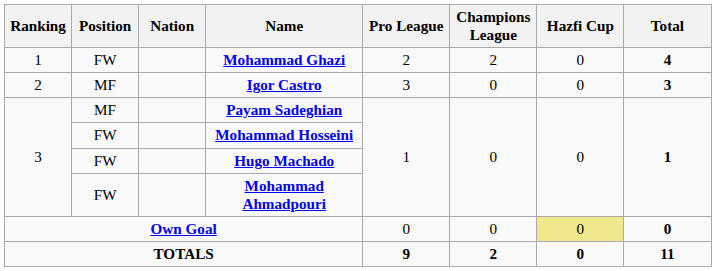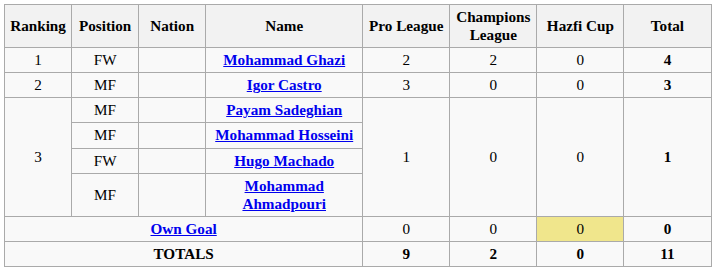(105, 135) FW -> (105, 135) MF
(105, 194) FW -> (105, 194) MF
